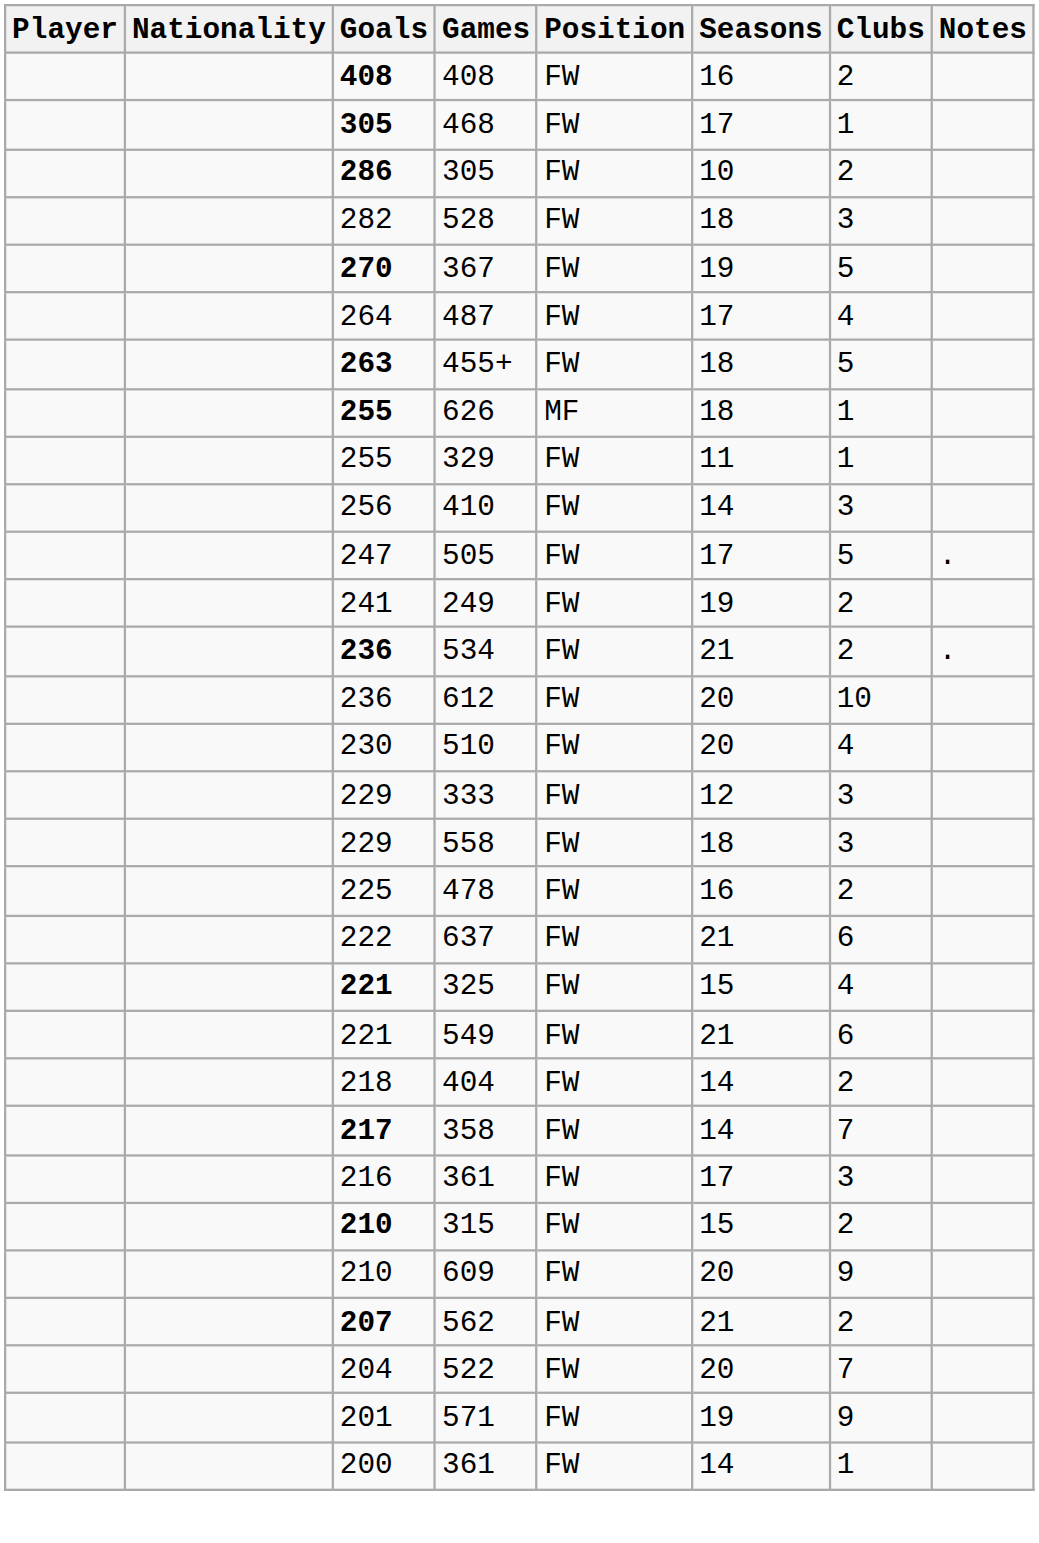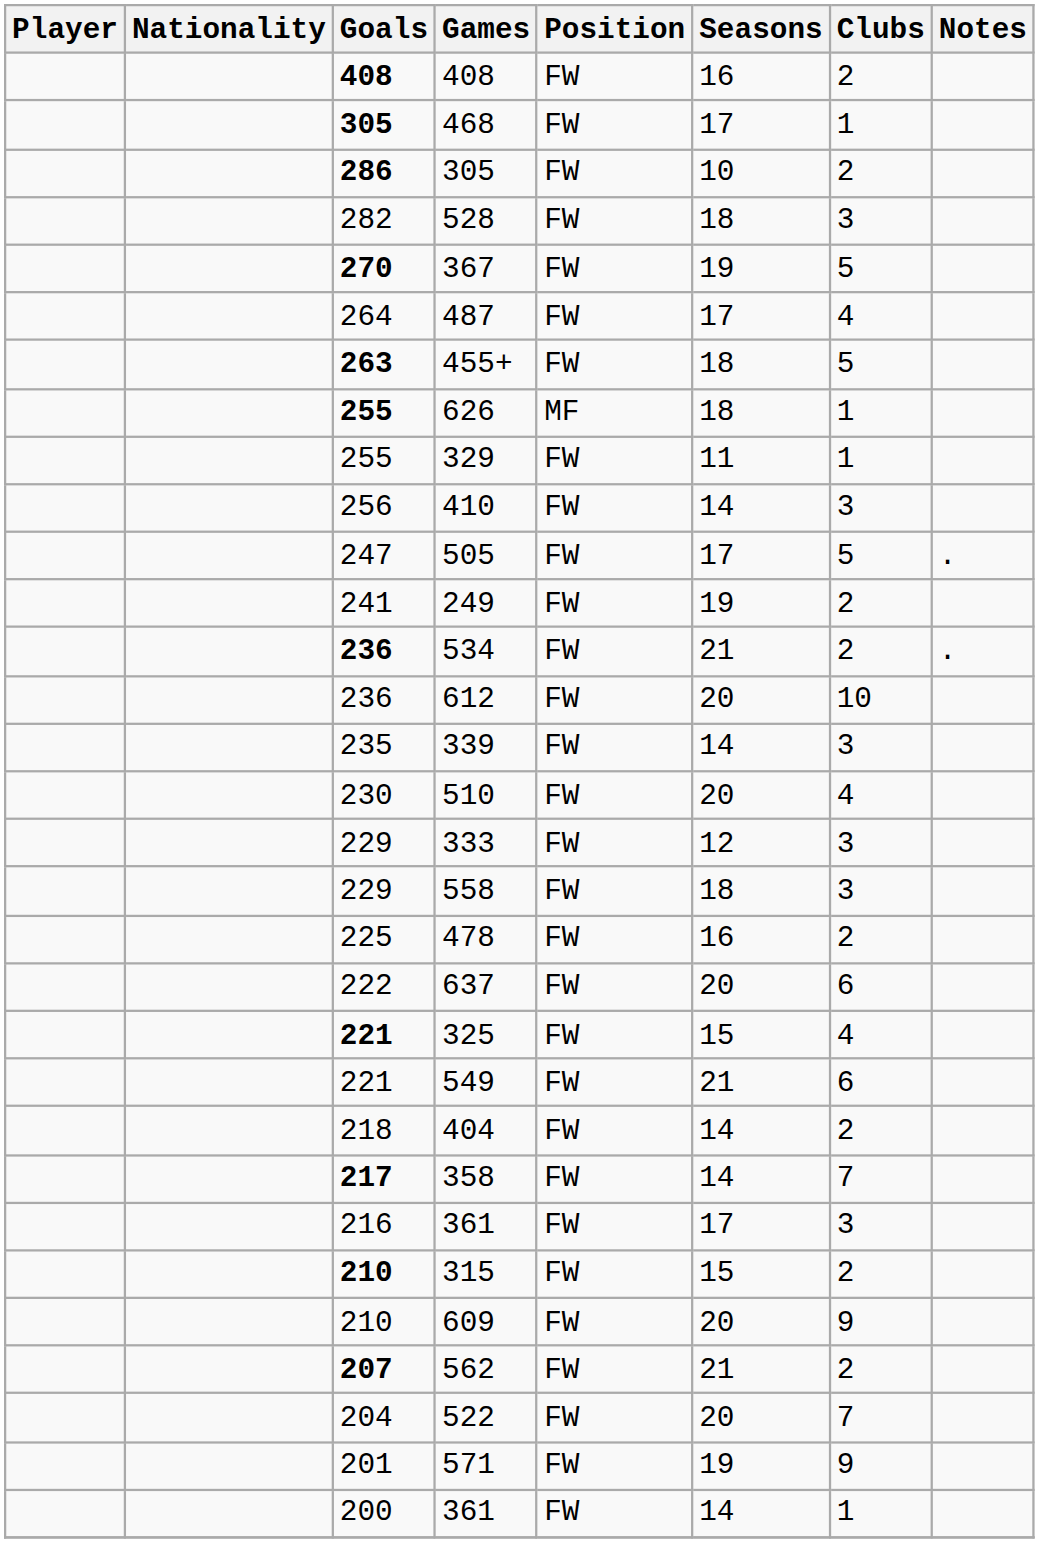+ row: (366, 747)
(717, 939) 21 -> (717, 987) 20
